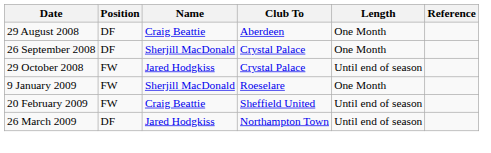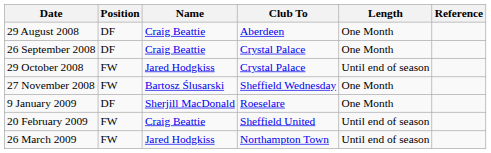(190, 49) Sherjill MacDonald -> (175, 49) Craig Beattie
+ row: (51, 85)
(109, 85) FW -> (108, 103) DF
(108, 121) DF -> (109, 139) FW
